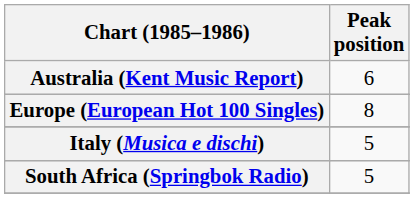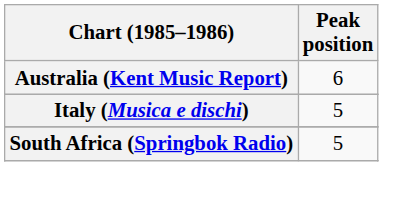- row: (167, 110)
